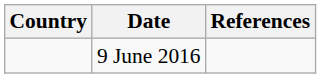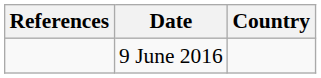columns swapped: (48, 21) <-> (260, 21)
